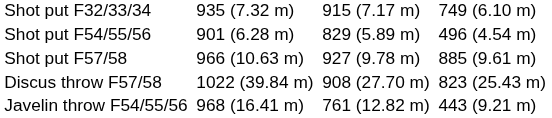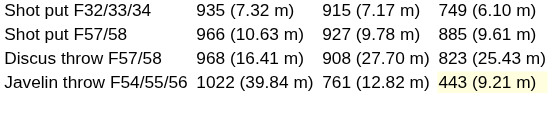- row: (78, 34)
(255, 82) 1022 (39.84 m) -> (250, 58) 968 (16.41 m)
(250, 105) 968 (16.41 m) -> (255, 82) 1022 (39.84 m)
(487, 105) no background -> (487, 82) lightyellow background
